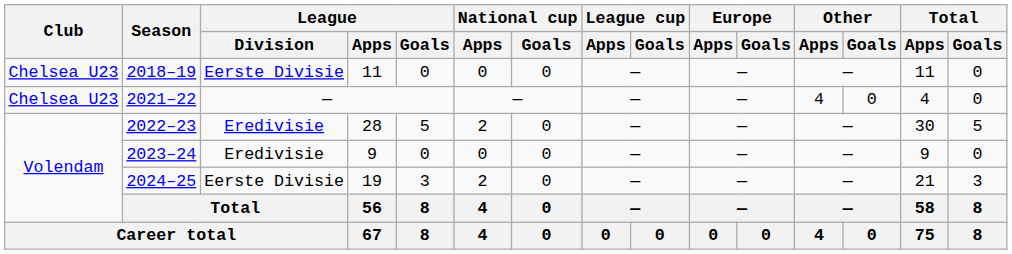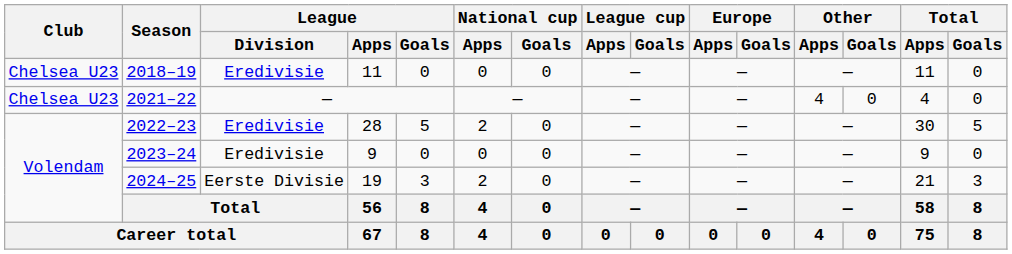(274, 72) Eerste Divisie -> (274, 72) Eredivisie
